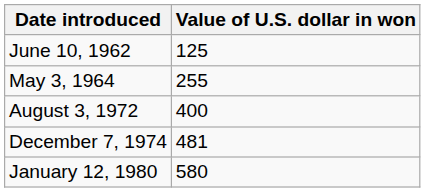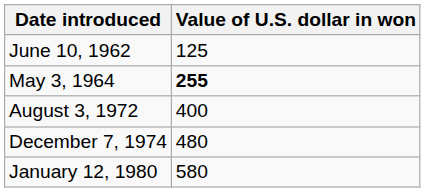(192, 80) normal -> (192, 80) bold
(192, 141) 481 -> (192, 141) 480
